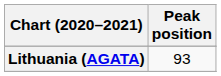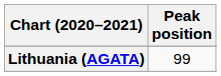(182, 58) 93 -> (182, 58) 99
